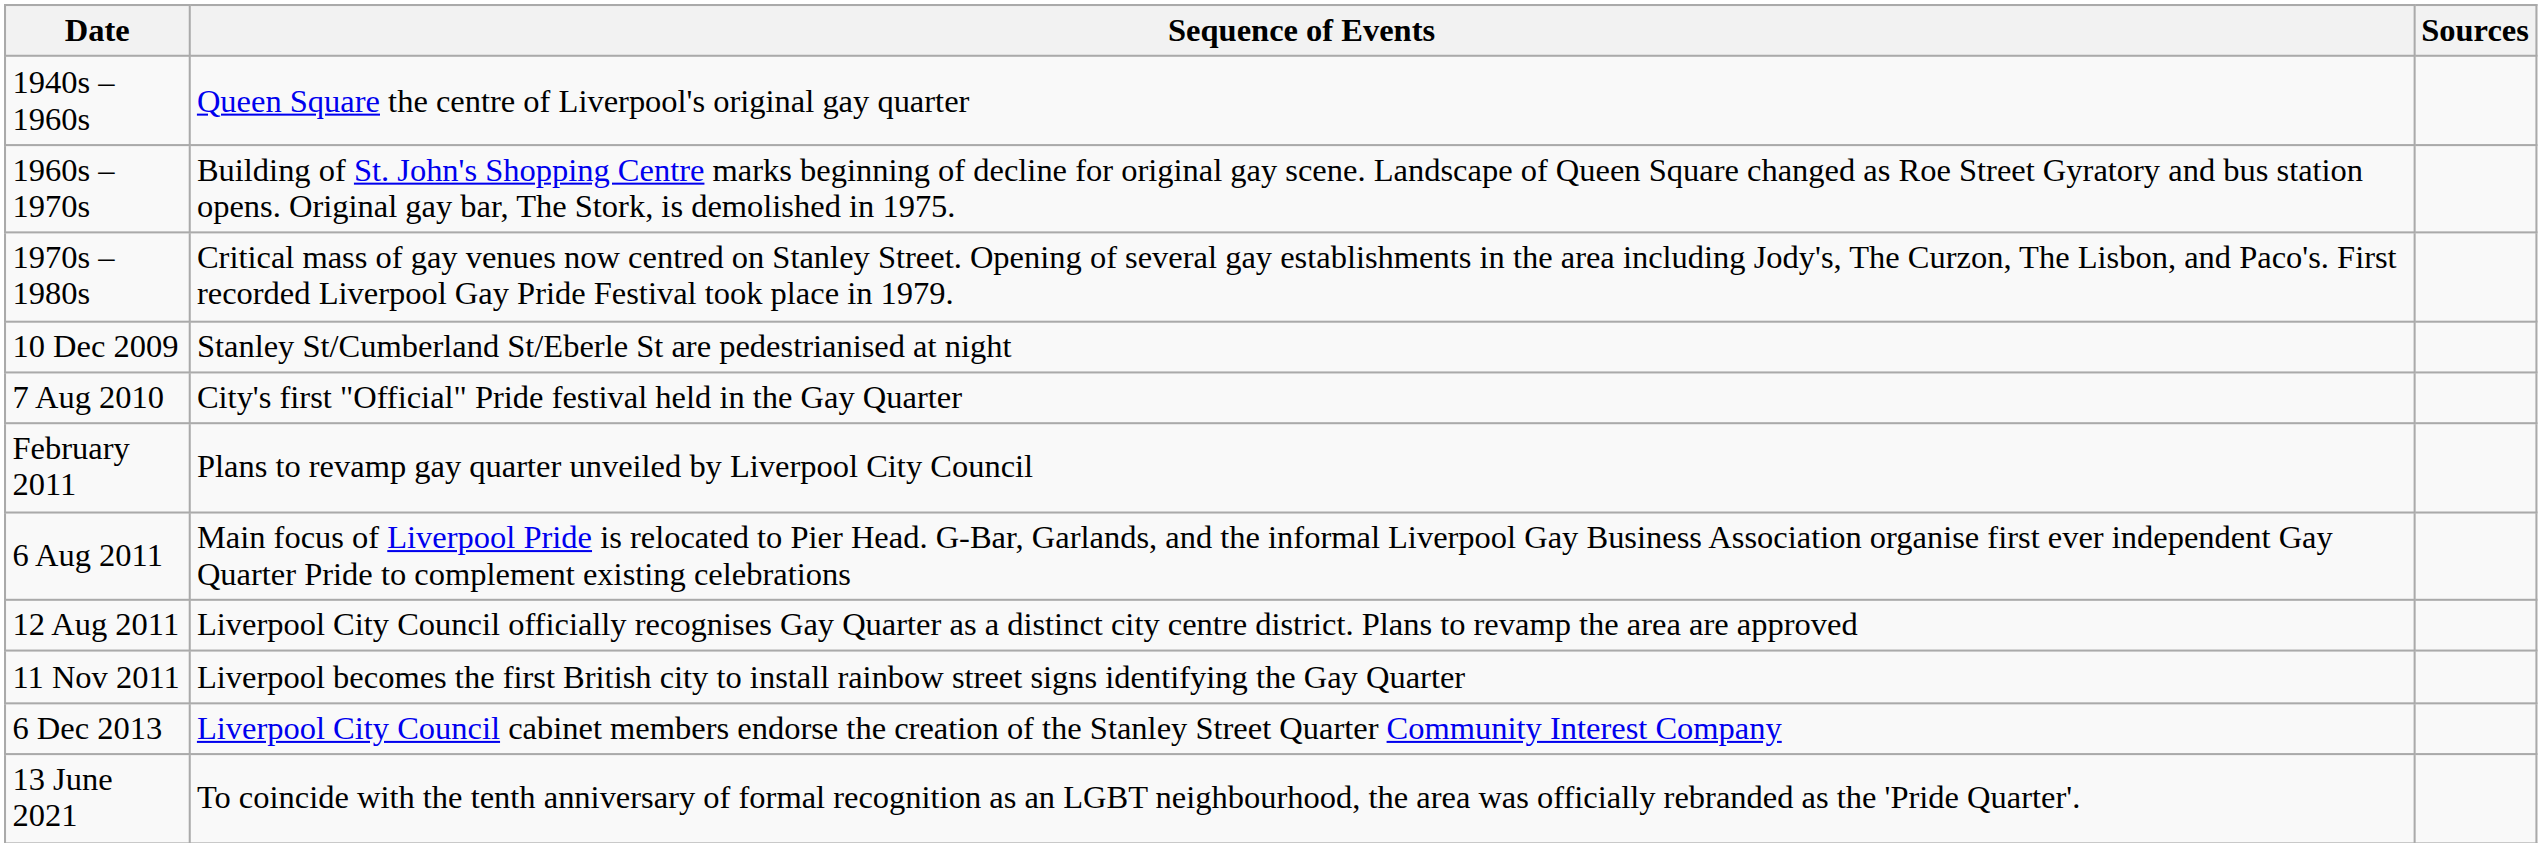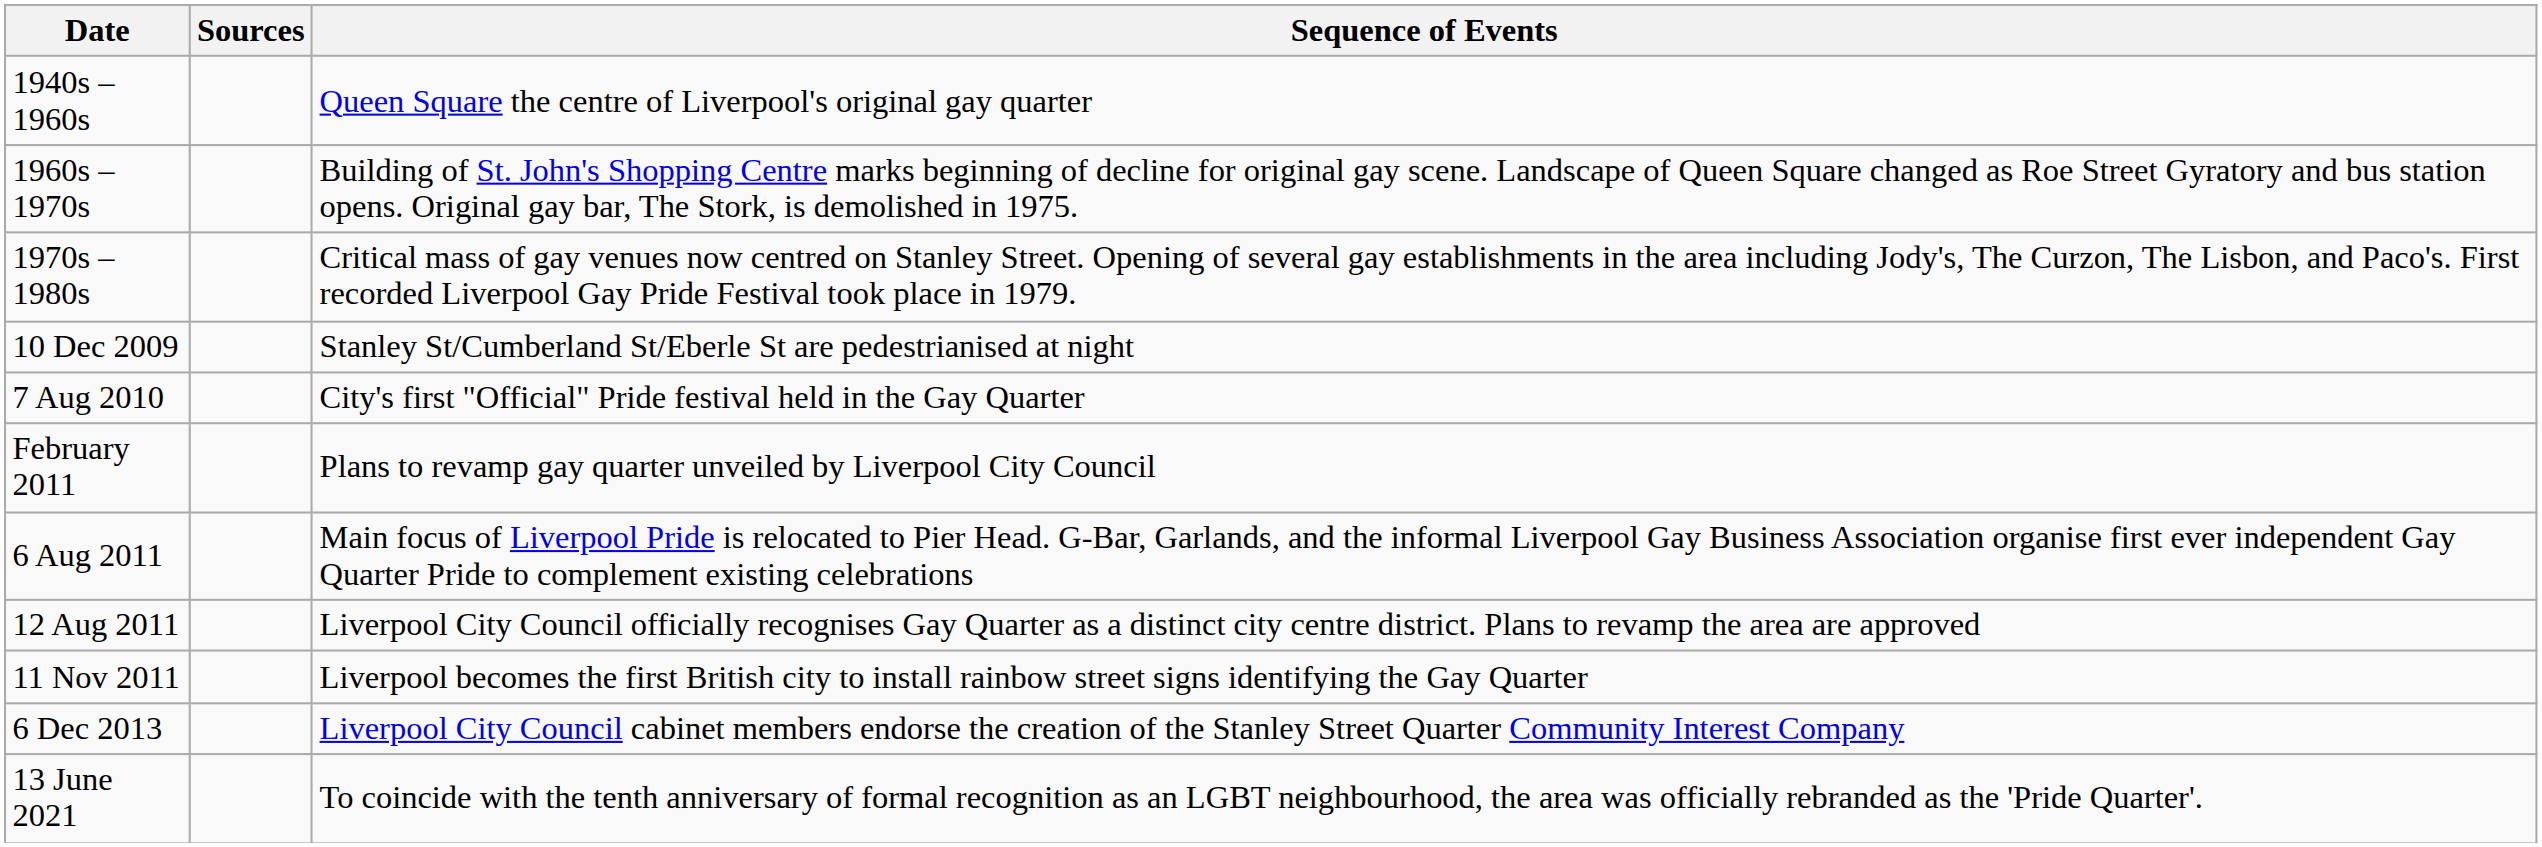columns swapped: (1302, 30) <-> (2475, 30)
